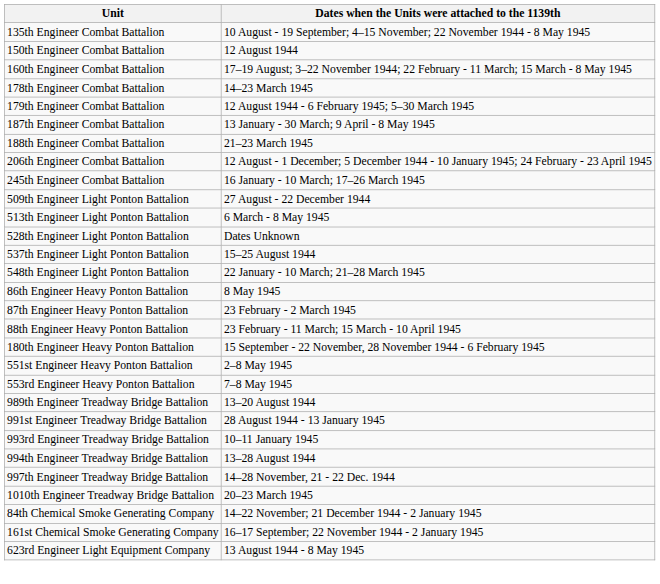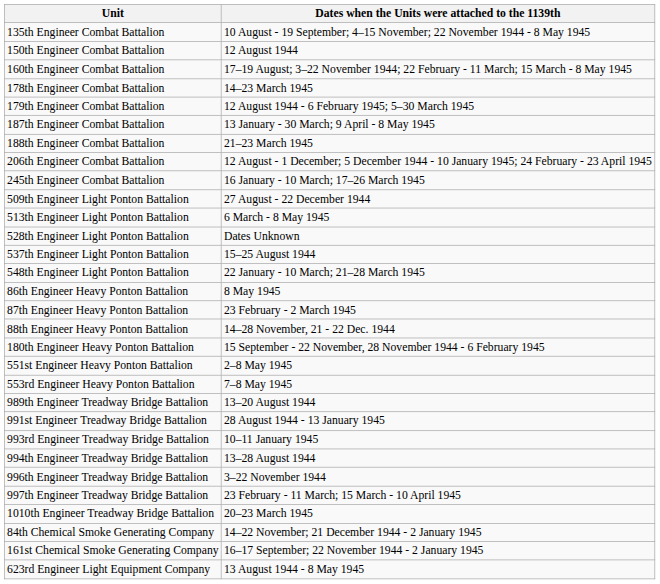(342, 328) 23 February - 11 March; 15 March - 10 April 1945 -> (309, 328) 14–28 November, 21 - 22 Dec. 1944
+ row: (108, 476)
(309, 476) 14–28 November, 21 - 22 Dec. 1944 -> (342, 495) 23 February - 11 March; 15 March - 10 April 1945
